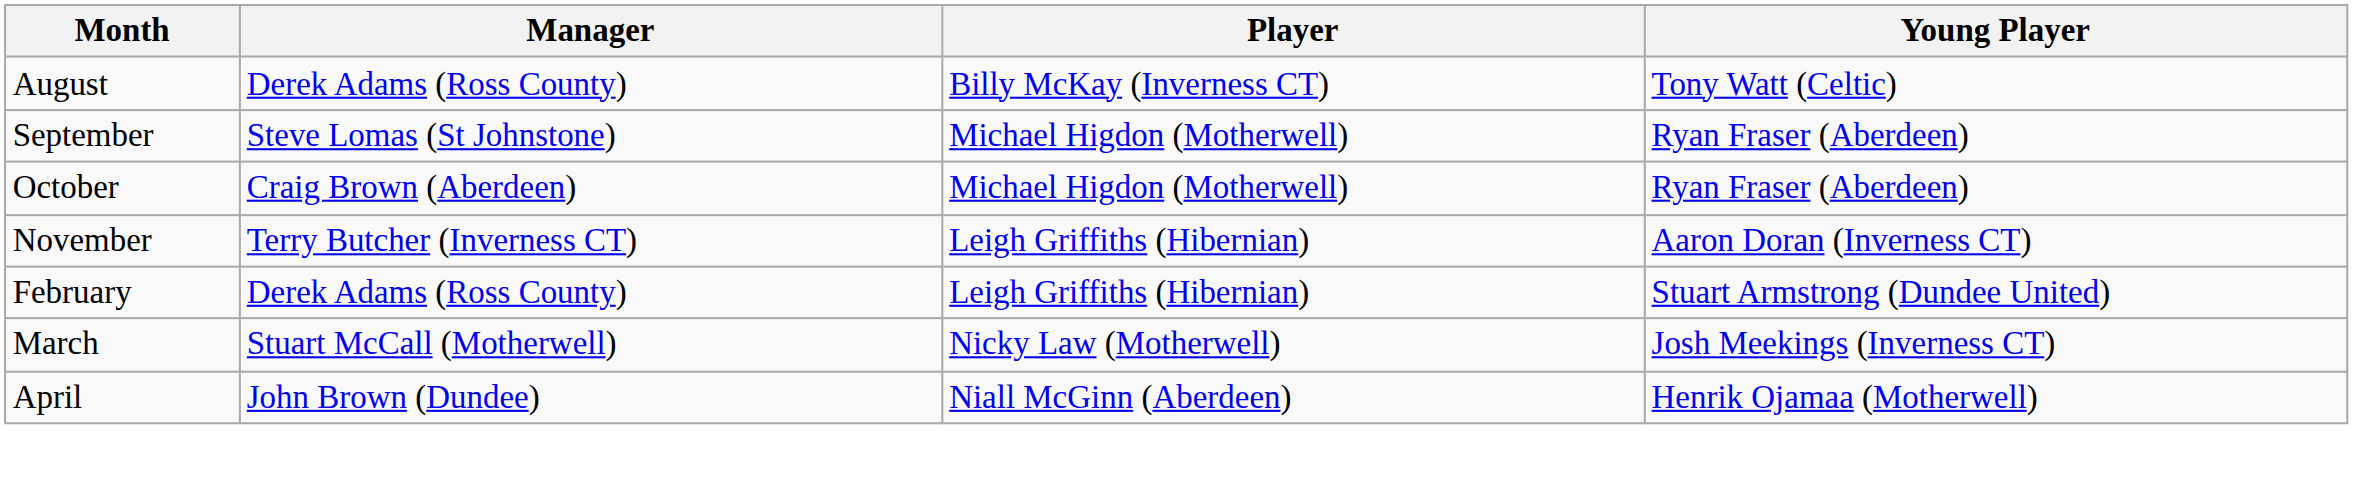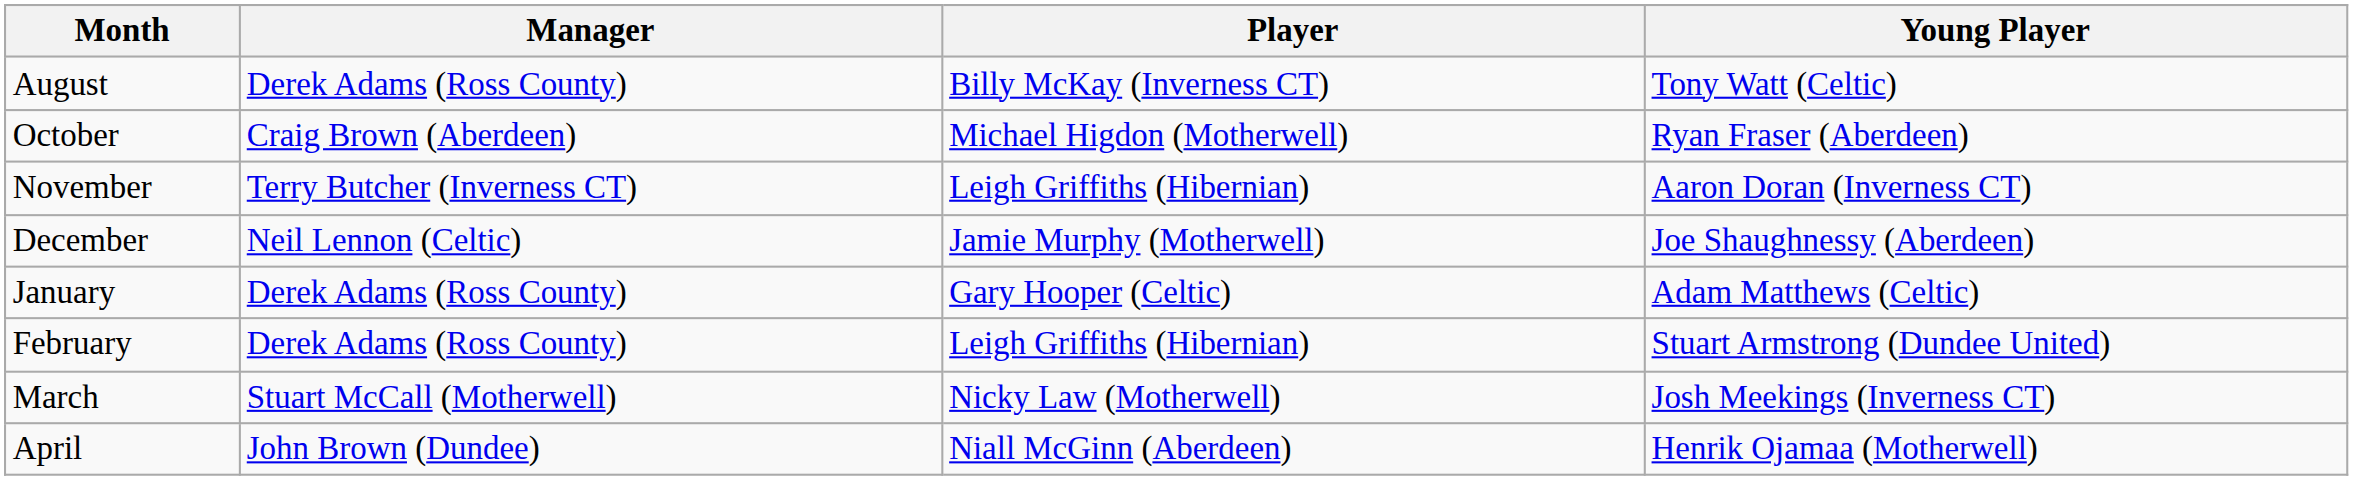- row: (83, 135)
+ row: (80, 239)
+ row: (64, 291)
